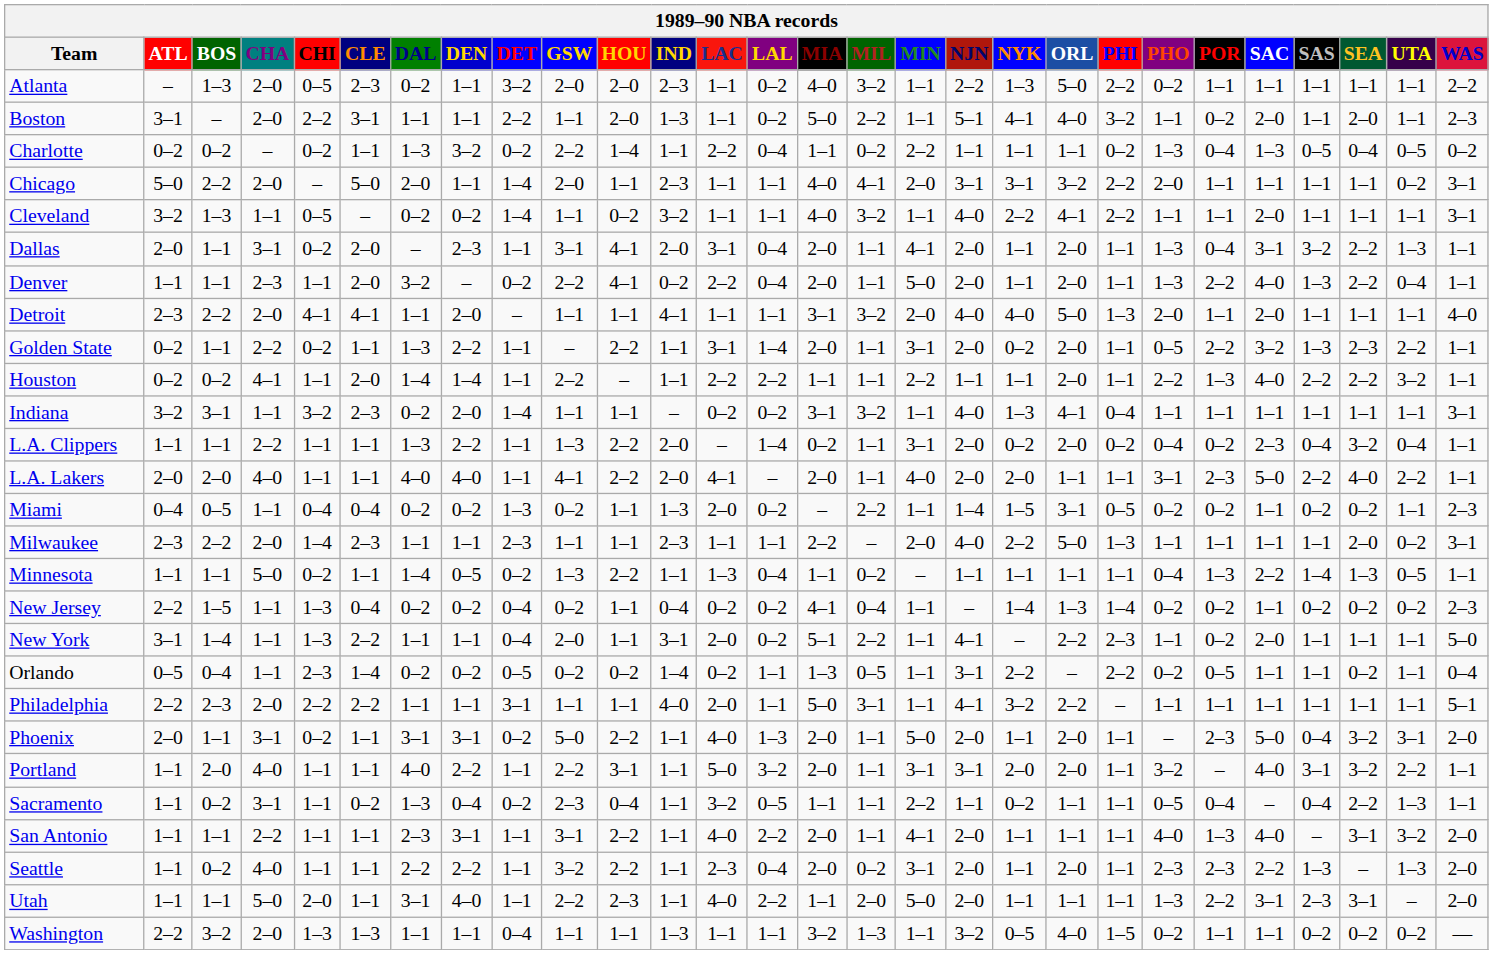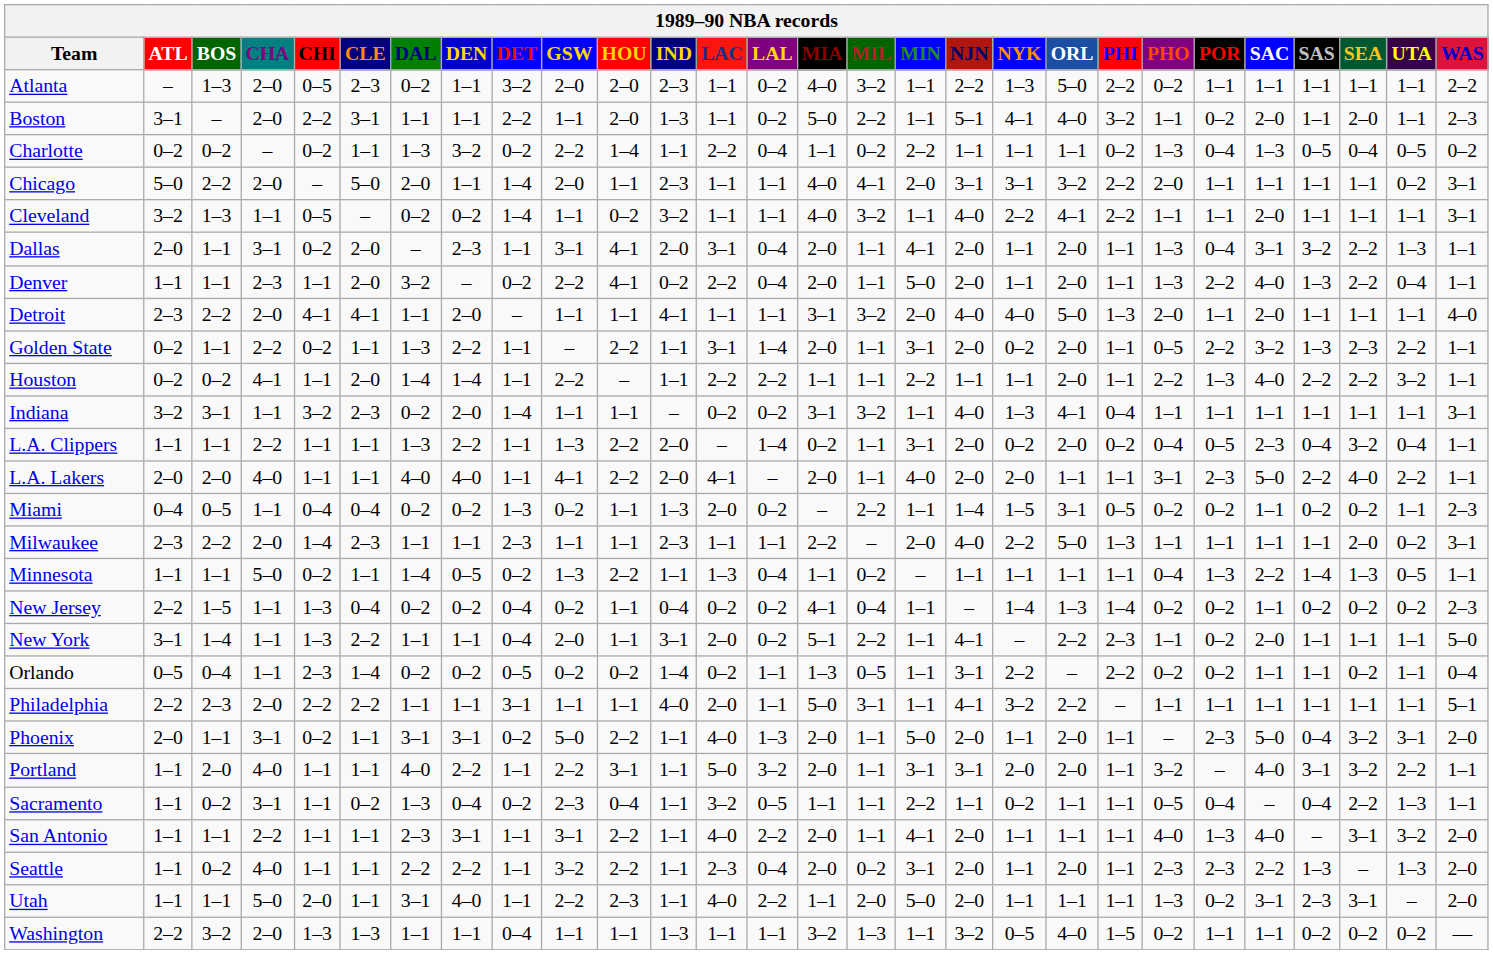(1220, 444) 0–2 -> (1220, 444) 0–5
(1220, 672) 0–5 -> (1220, 672) 0–2
(1220, 900) 2–2 -> (1220, 900) 0–2
